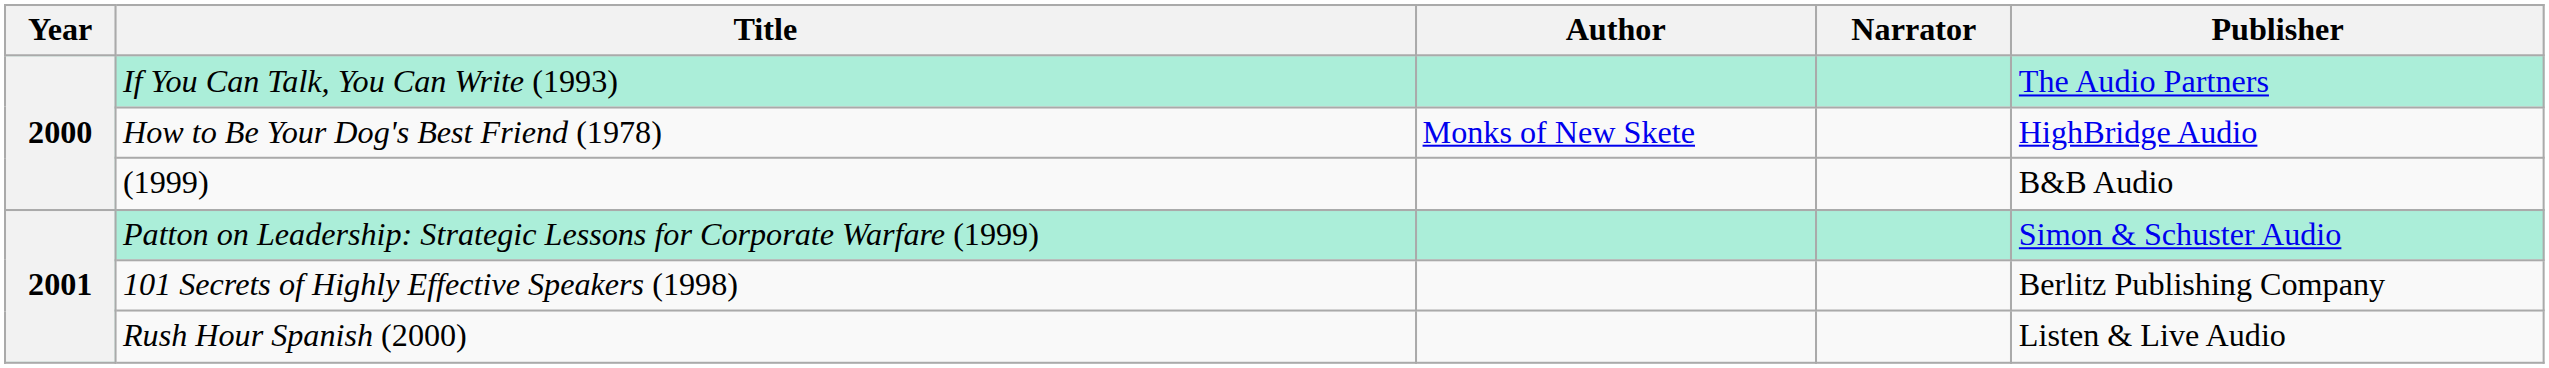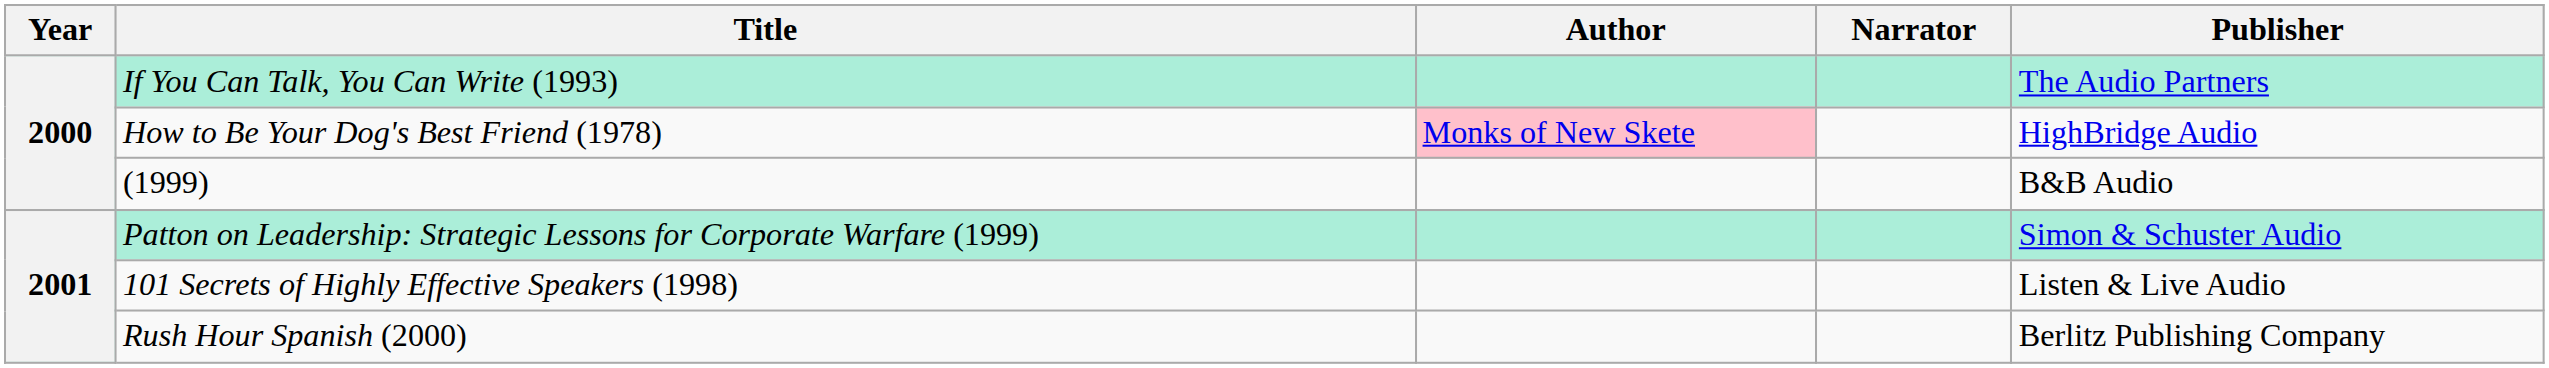(1559, 132) no background -> (1559, 132) pink background
(2202, 285) Berlitz Publishing Company -> (2152, 285) Listen & Live Audio
(2152, 336) Listen & Live Audio -> (2202, 336) Berlitz Publishing Company
